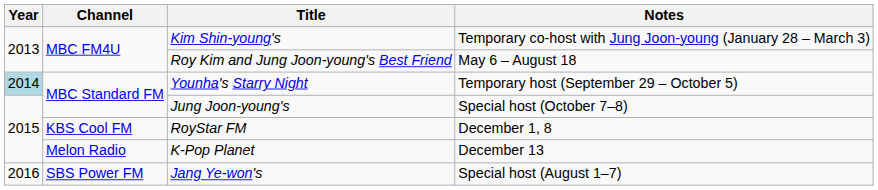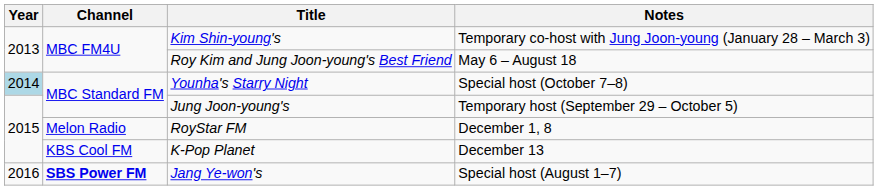(598, 83) Temporary host (September 29 – October 5) -> (543, 83) Special host (October 7–8)
(543, 106) Special host (October 7–8) -> (598, 106) Temporary host (September 29 – October 5)
(89, 128) KBS Cool FM -> (86, 128) Melon Radio
(86, 151) Melon Radio -> (89, 151) KBS Cool FM
(95, 173) normal -> (96, 173) bold
